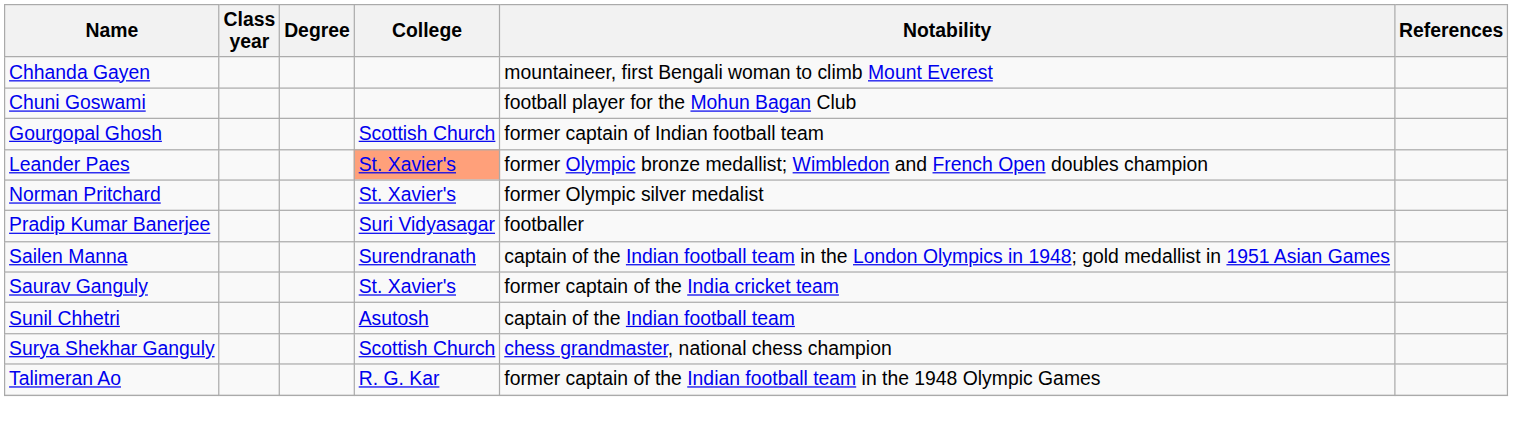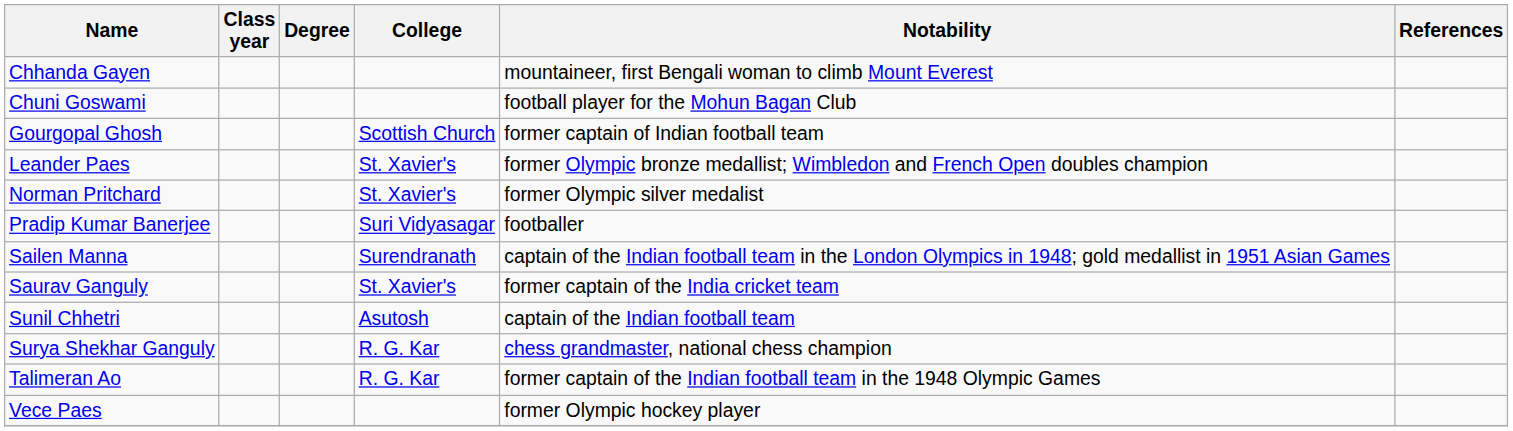(407, 164) lightsalmon background -> (407, 164) no background
(427, 348) Scottish Church -> (399, 348) R. G. Kar
+ row: (55, 410)
